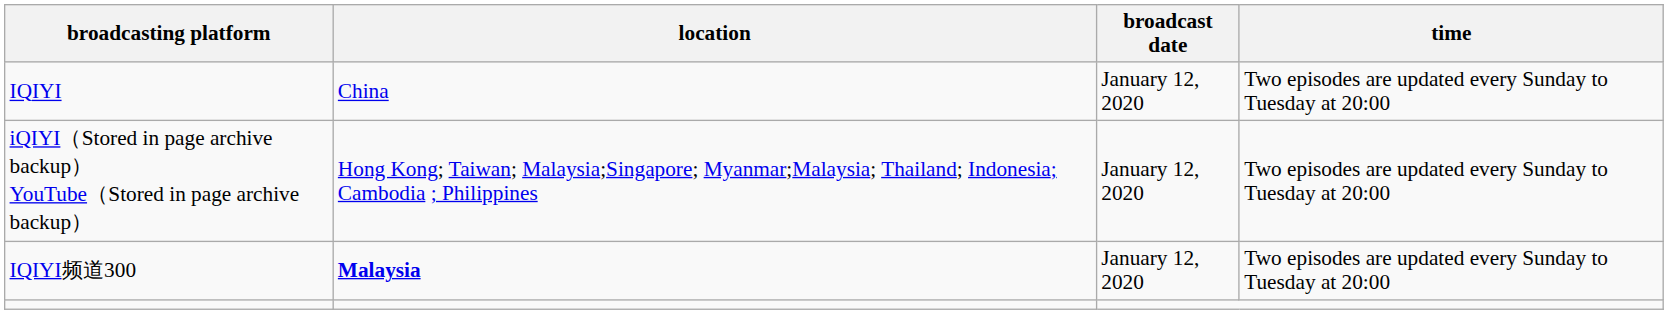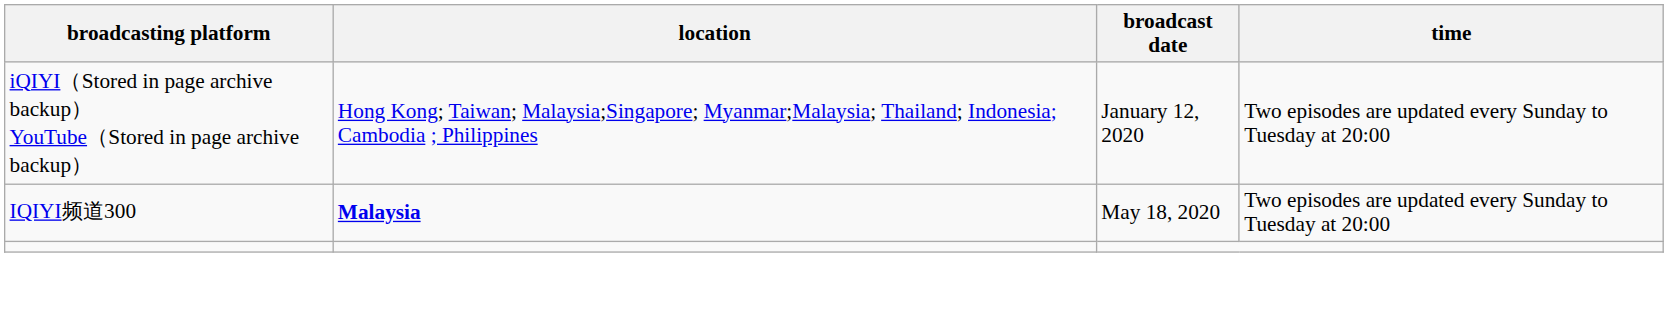- row: (36, 91)
(1150, 270) January 12, 2020 -> (1161, 212) May 18, 2020
